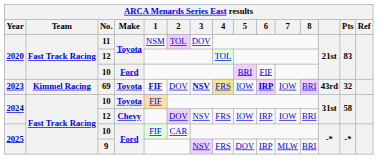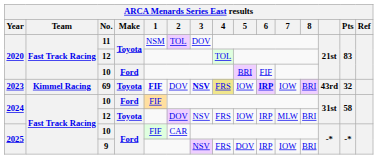(129, 101) Toyota -> (129, 101) Ford
(129, 116) Chevy -> (129, 116) Toyota
(288, 116) IOW -> (288, 116) MLW
(288, 146) MLW -> (288, 146) IOW
